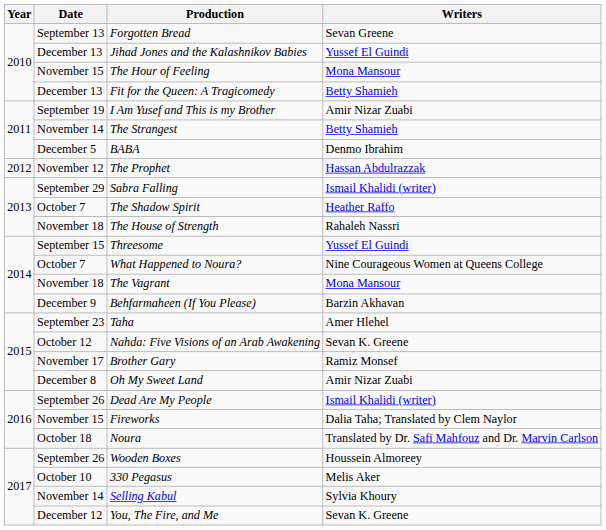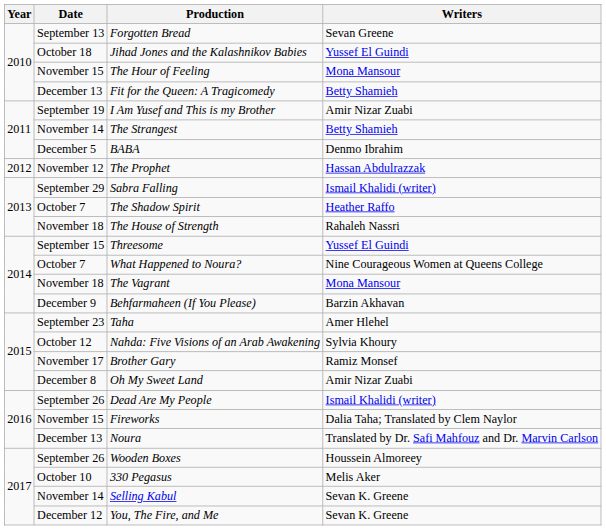(70, 52) December 13 -> (64, 52) October 18
(367, 341) Sevan K. Greene -> (361, 341) Sylvia Khoury
(64, 438) October 18 -> (70, 438) December 13
(361, 496) Sylvia Khoury -> (367, 496) Sevan K. Greene
